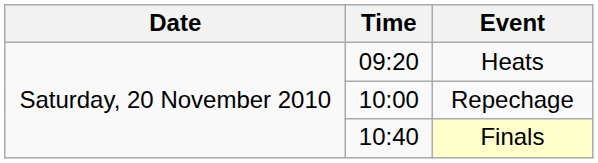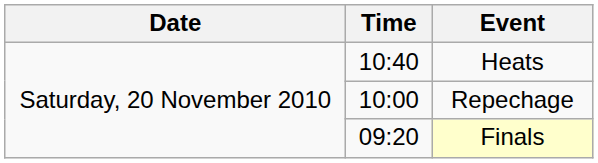(389, 61) 09:20 -> (389, 61) 10:40
(389, 137) 10:40 -> (389, 137) 09:20
